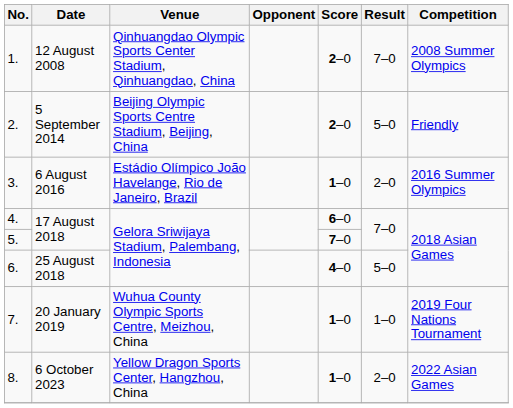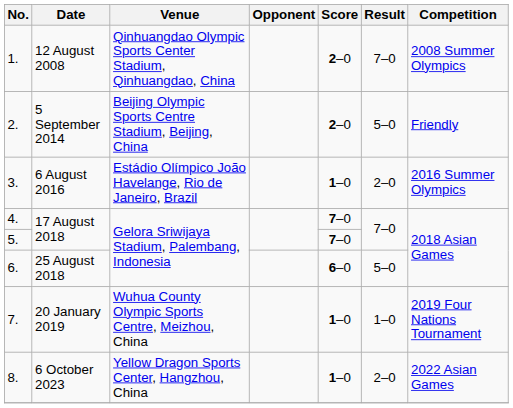(340, 218) 6–0 -> (340, 218) 7–0
(340, 268) 4–0 -> (340, 268) 6–0
